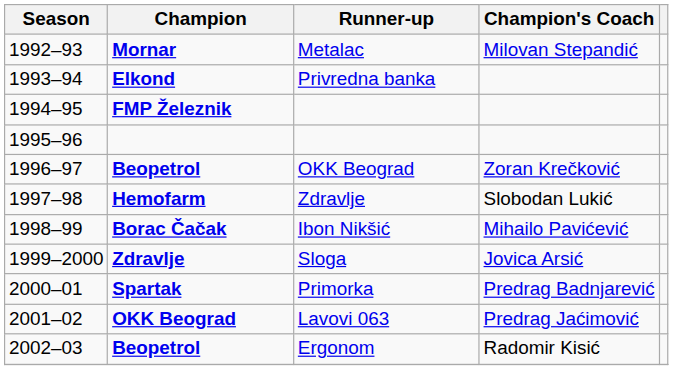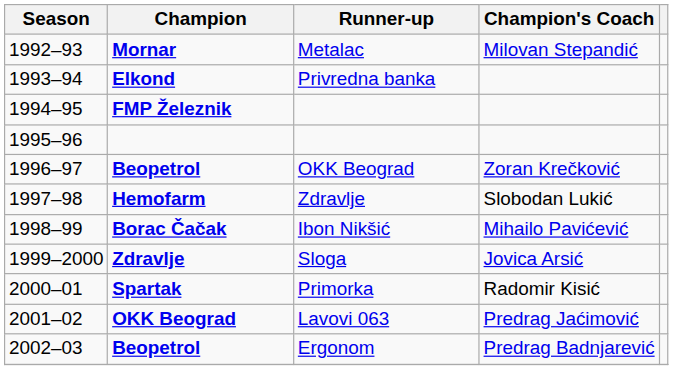(569, 288) Predrag Badnjarević -> (542, 288) Radomir Kisić
(542, 348) Radomir Kisić -> (569, 348) Predrag Badnjarević
